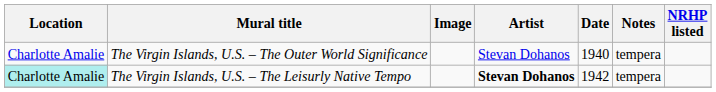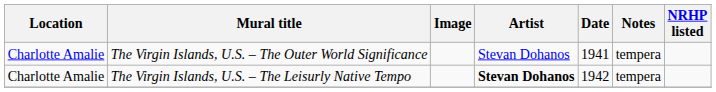(595, 53) 1940 -> (595, 53) 1941
(56, 76) paleturquoise background -> (56, 76) no background
